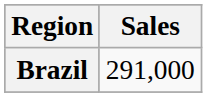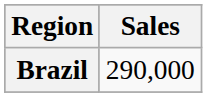(150, 69) 291,000 -> (150, 69) 290,000
